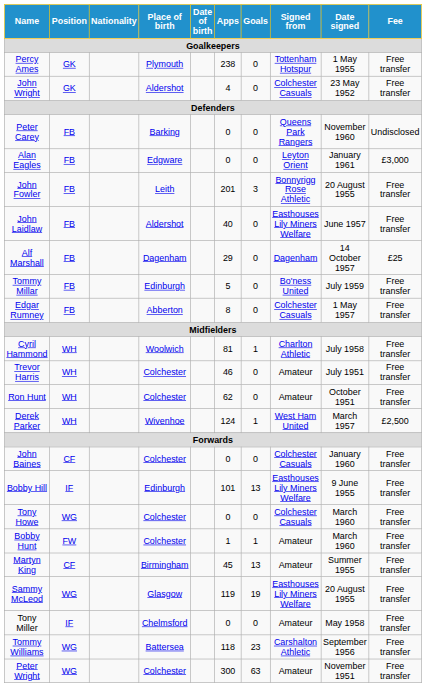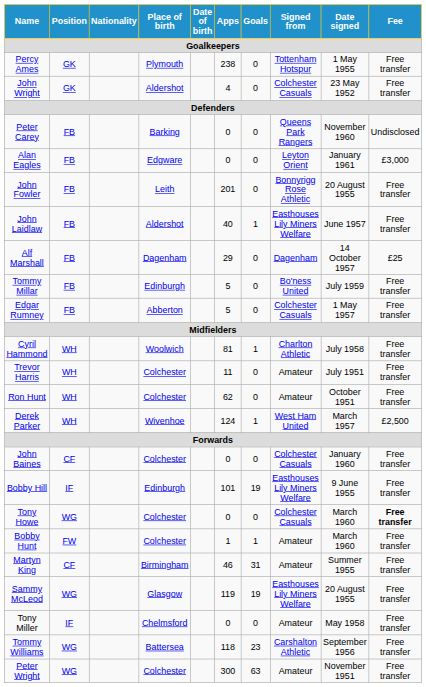(256, 190) 3 -> (256, 190) 0
(256, 224) 0 -> (256, 224) 1
(228, 311) 8 -> (228, 311) 5
(228, 373) 46 -> (228, 373) 11
(256, 488) 13 -> (256, 488) 19
(395, 517) normal -> (395, 517) bold
(228, 565) 45 -> (228, 565) 46
(256, 565) 13 -> (256, 565) 31
